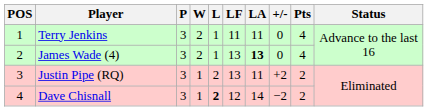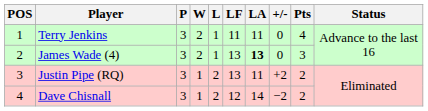(302, 55) 4 -> (302, 55) 3
(216, 95) bold -> (216, 95) normal
